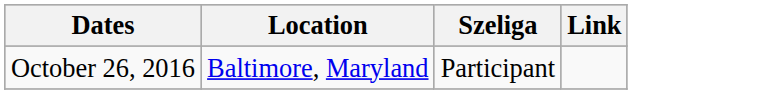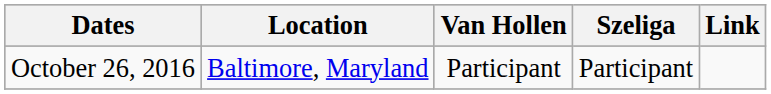+ column: (504, 25)
